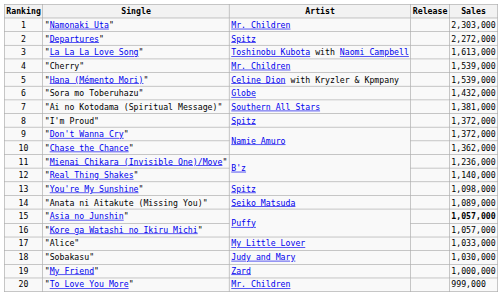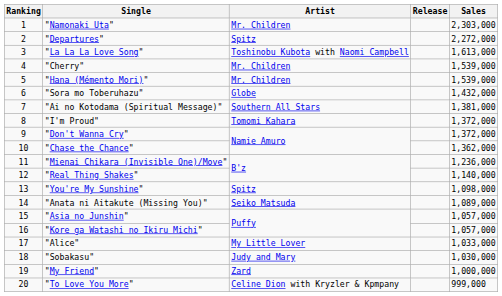(315, 79) Celine Dion with Kryzler & Kpmpany -> (261, 79) Mr. Children
(244, 120) Spitz -> (263, 120) Tomomi Kahara
(473, 216) bold -> (473, 216) normal
(261, 284) Mr. Children -> (315, 284) Celine Dion with Kryzler & Kpmpany
